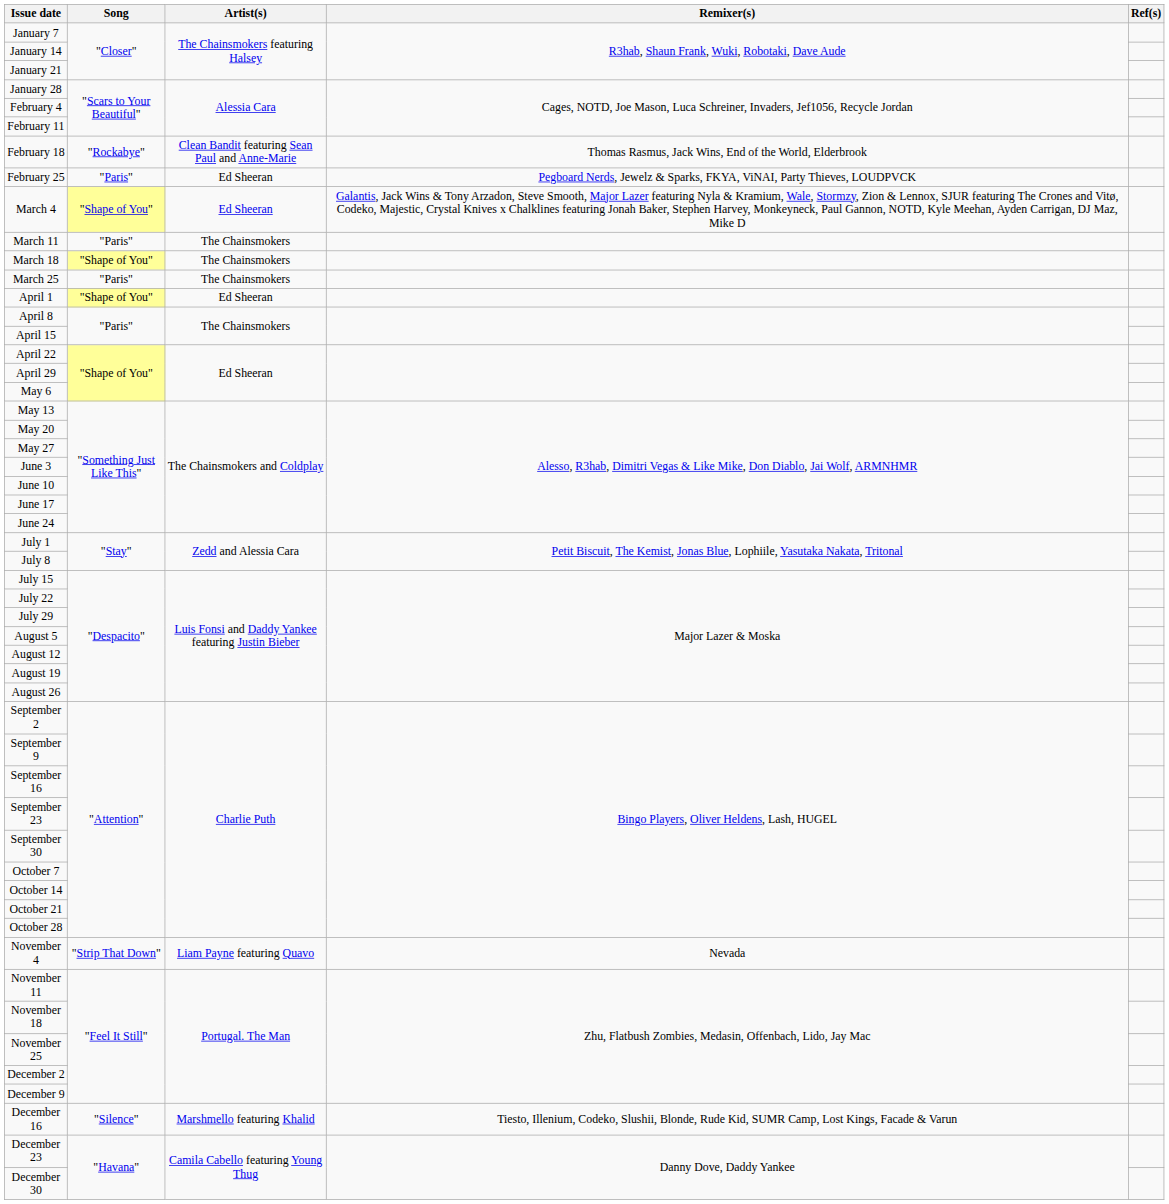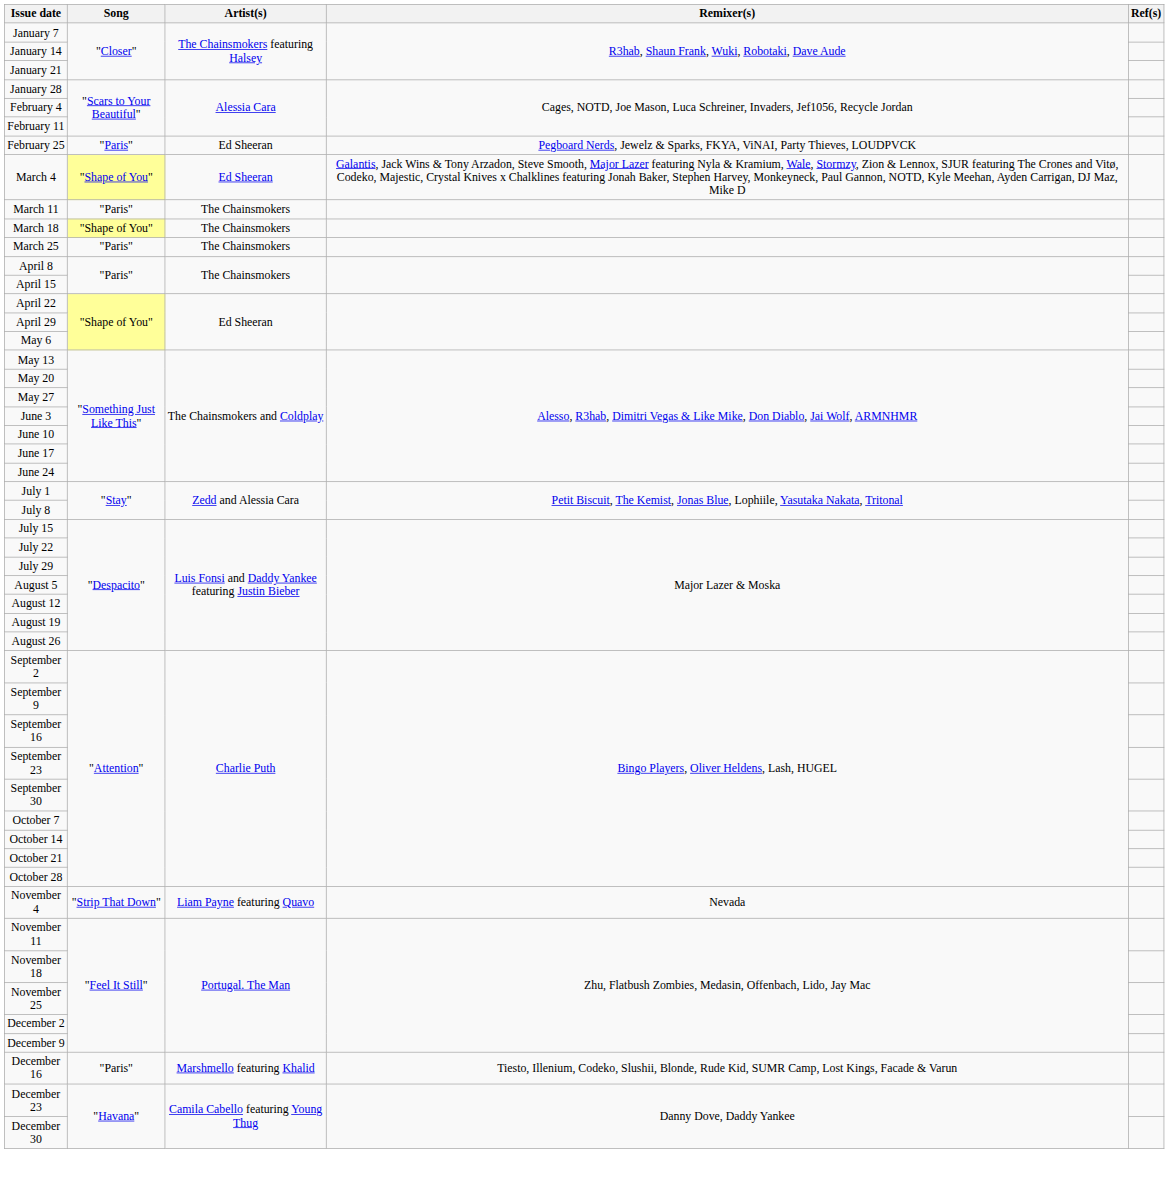- row: (36, 151)
- row: (36, 297)
(116, 1119) "Silence" -> (116, 1068) "Paris"
